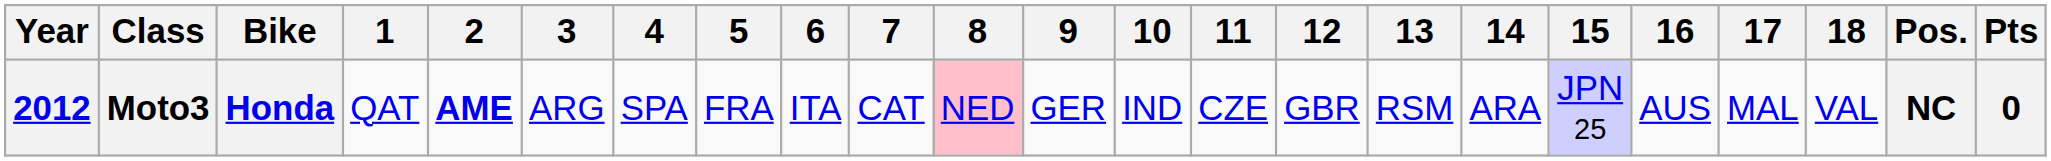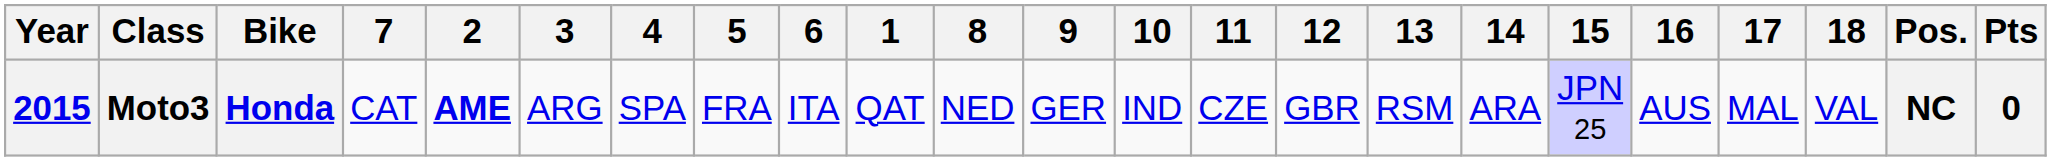columns swapped: (385, 32) <-> (891, 32)
(52, 107) 2012 -> (52, 107) 2015
(978, 107) pink background -> (978, 107) no background
